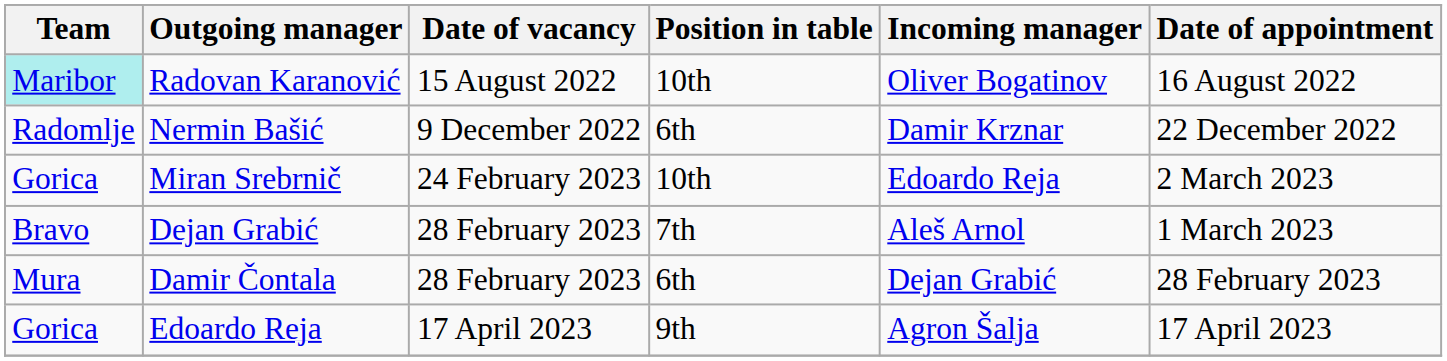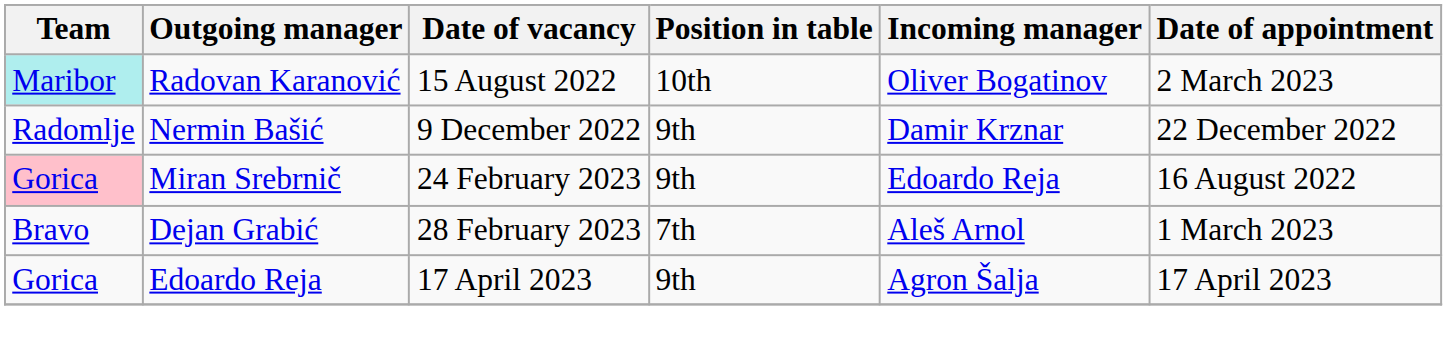(1256, 79) 16 August 2022 -> (1245, 79) 2 March 2023
(676, 129) 6th -> (676, 129) 9th
(55, 179) no background -> (55, 179) pink background
(684, 179) 10th -> (676, 179) 9th
(1245, 179) 2 March 2023 -> (1256, 179) 16 August 2022
- row: (243, 279)
